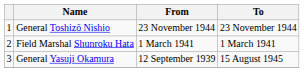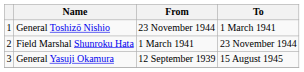(258, 28) 23 November 1944 -> (248, 28) 1 March 1941
(248, 43) 1 March 1941 -> (258, 43) 23 November 1944
